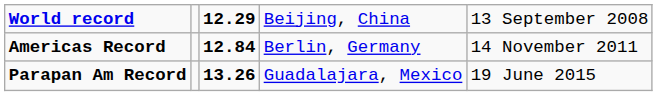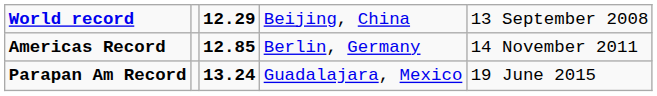(229, 47) 12.84 -> (229, 47) 12.85
(229, 76) 13.26 -> (229, 76) 13.24
